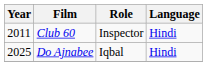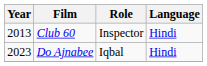(19, 33) 2011 -> (19, 33) 2013
(19, 52) 2025 -> (19, 52) 2023
